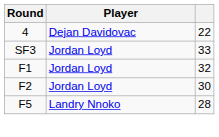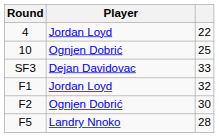(92, 31) Dejan Davidovac -> (81, 31) Jordan Loyd
+ row: (25, 50)
(81, 50) Jordan Loyd -> (92, 68) Dejan Davidovac
(81, 86) Jordan Loyd -> (86, 104) Ognjen Dobrić
